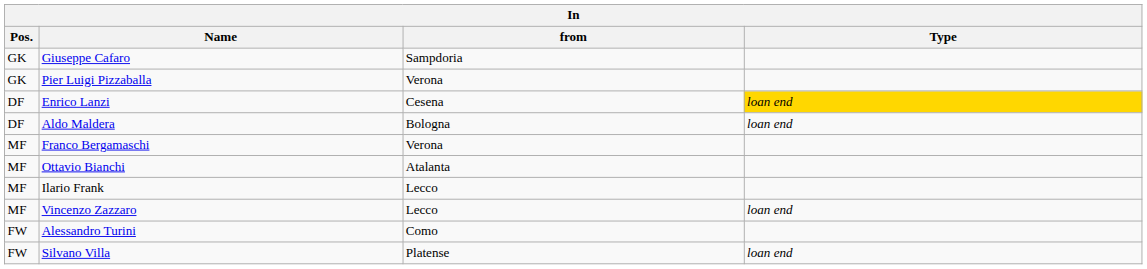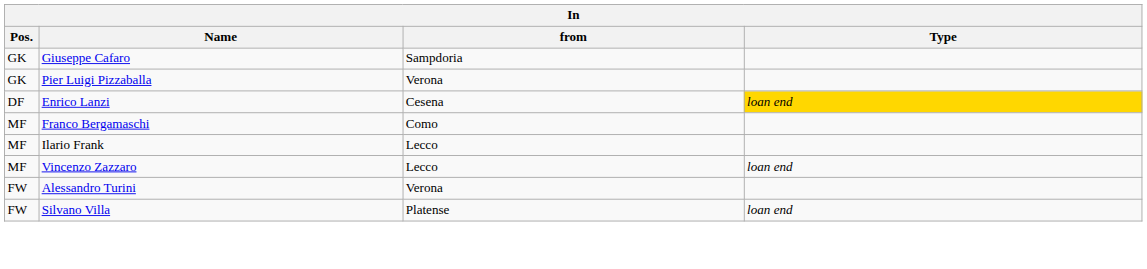- row: (78, 123)
(424, 145) Verona -> (422, 123) Como
- row: (83, 166)
(422, 231) Como -> (424, 188) Verona
